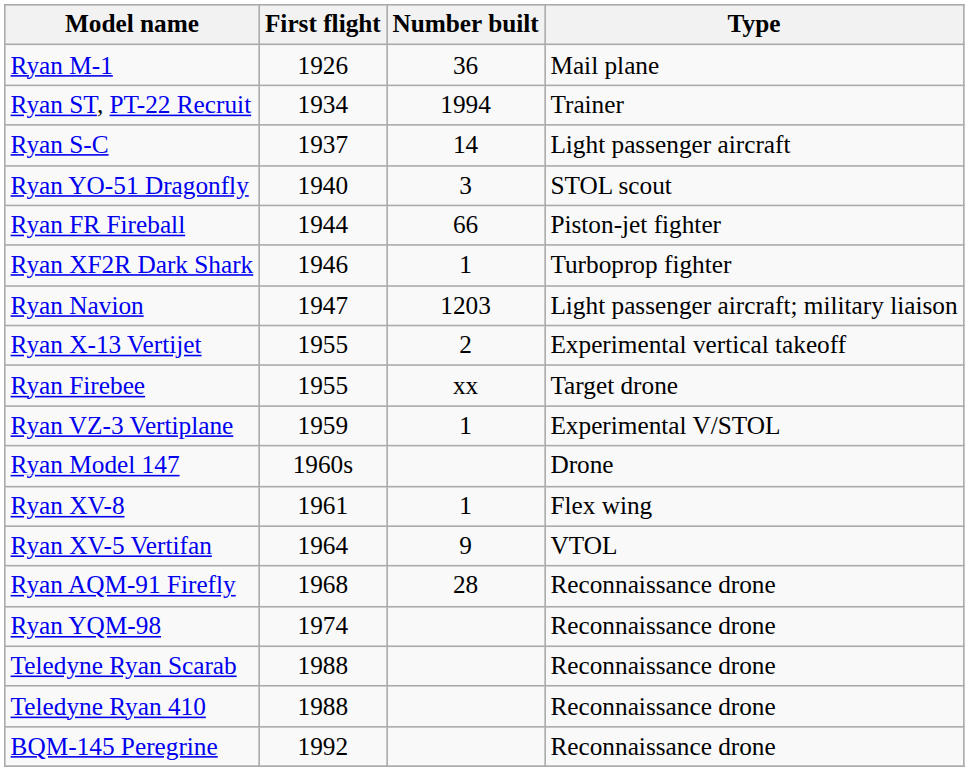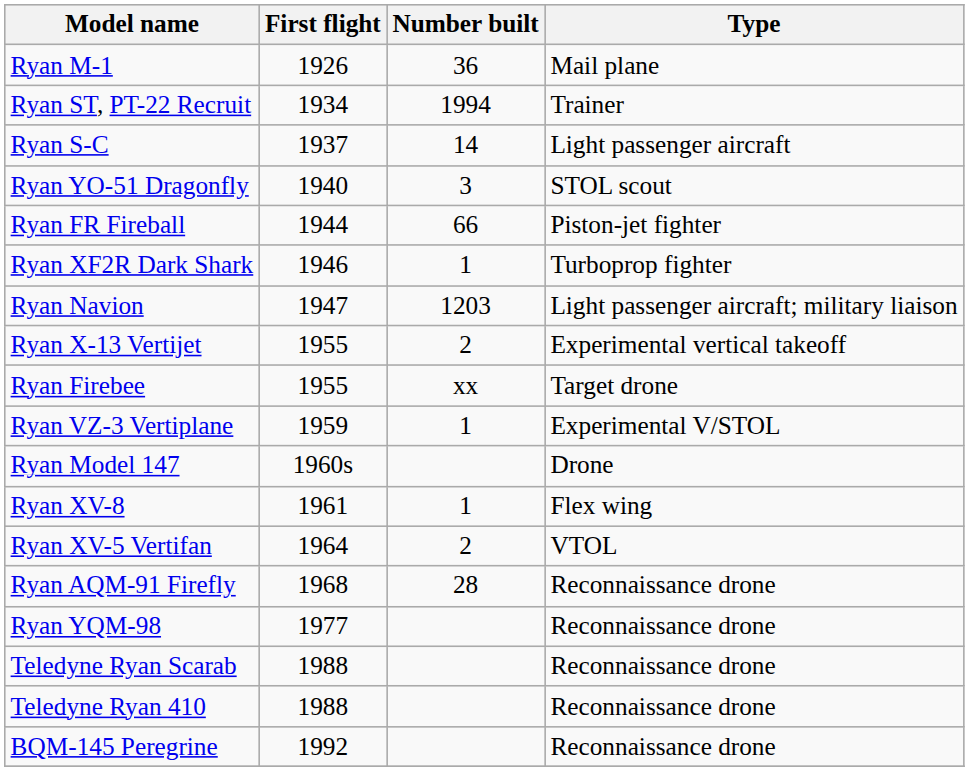(466, 545) 9 -> (466, 545) 2
(323, 625) 1974 -> (323, 625) 1977
